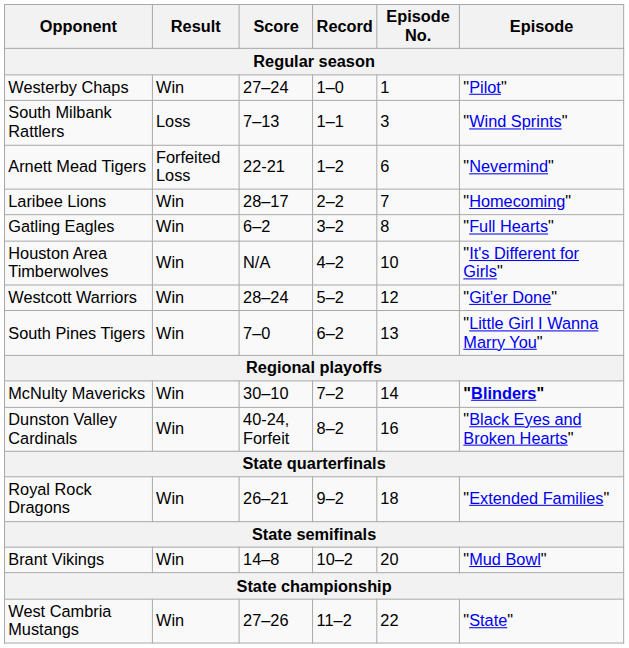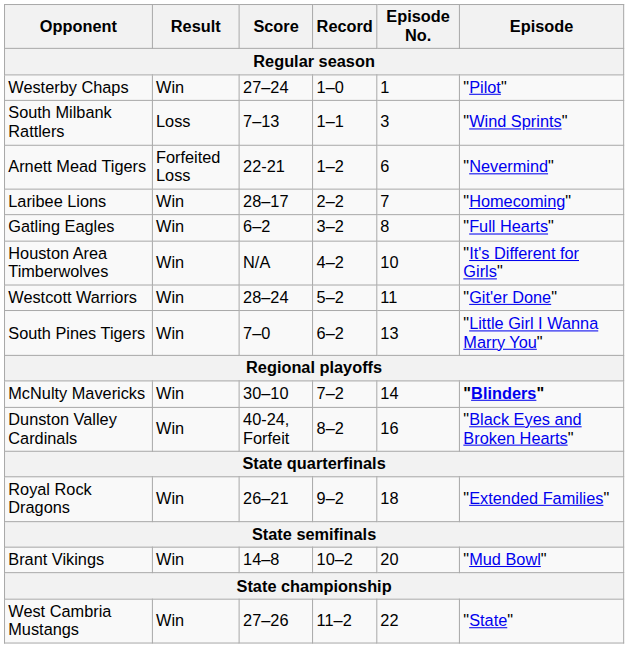(389, 297) 12 -> (389, 297) 11
